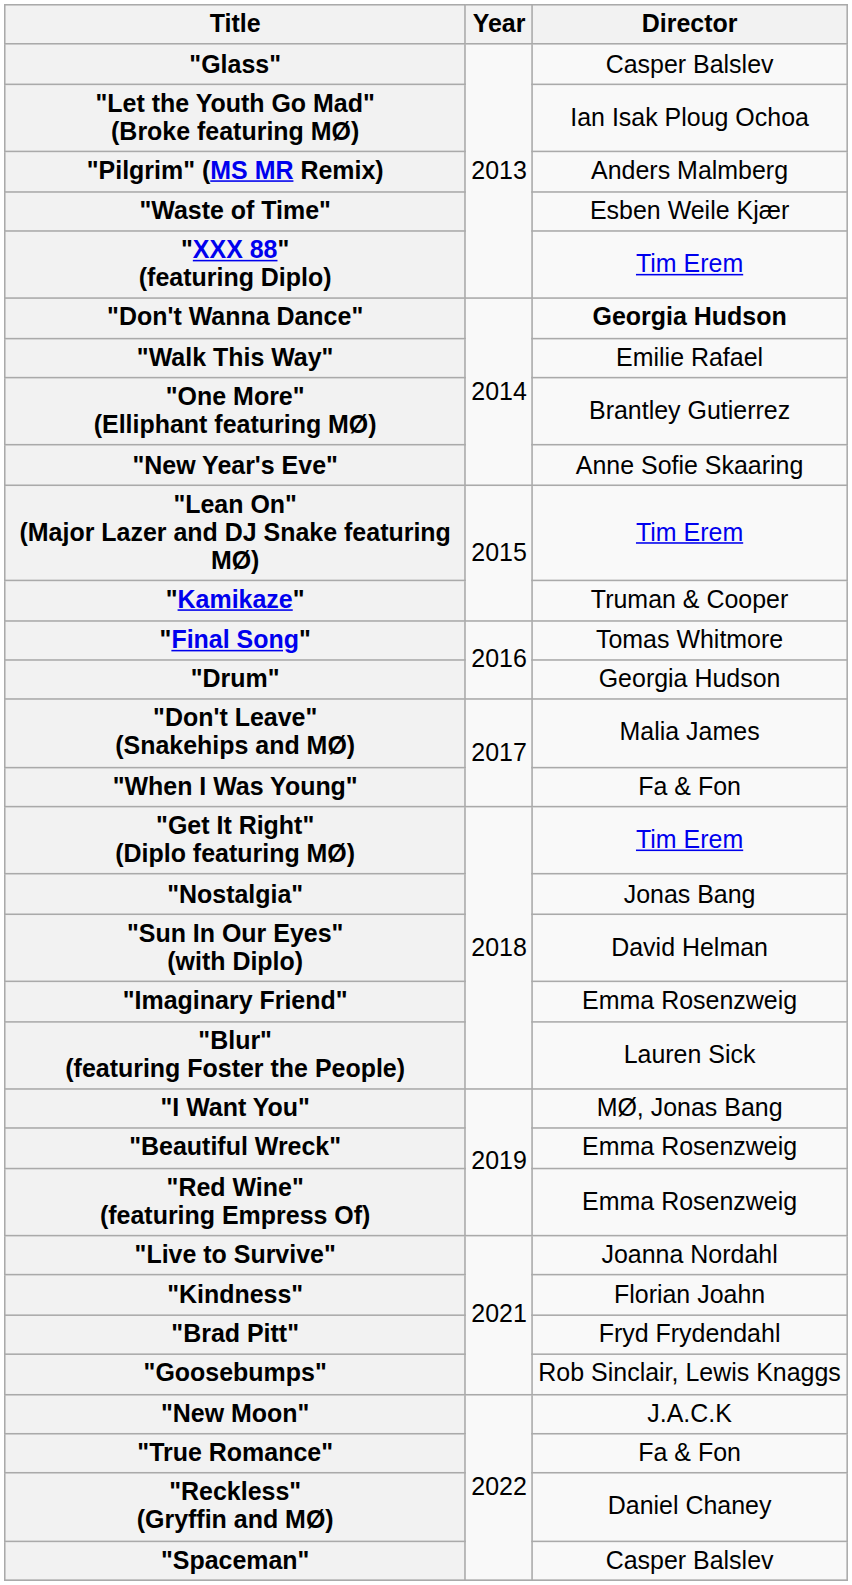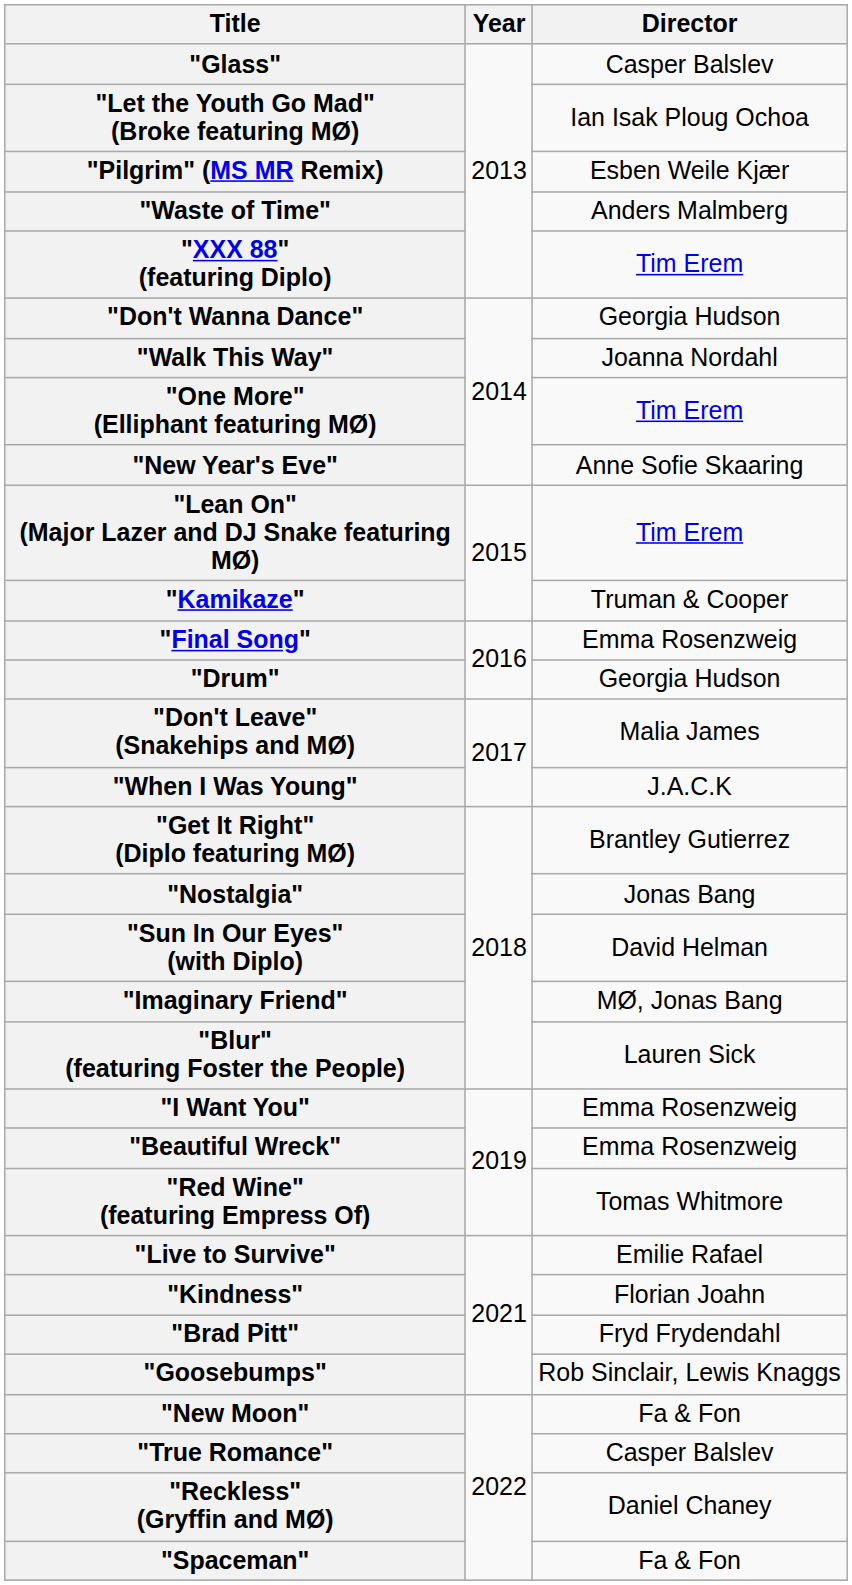(690, 171) Anders Malmberg -> (690, 171) Esben Weile Kjær
(690, 210) Esben Weile Kjær -> (690, 210) Anders Malmberg
(690, 317) bold -> (690, 317) normal
(690, 357) Emilie Rafael -> (690, 357) Joanna Nordahl
(690, 411) Brantley Gutierrez -> (690, 411) Tim Erem
(690, 639) Tomas Whitmore -> (690, 639) Emma Rosenzweig
(690, 786) Fa & Fon -> (690, 786) J.A.C.K
(690, 840) Tim Erem -> (690, 840) Brantley Gutierrez
(690, 1001) Emma Rosenzweig -> (690, 1001) MØ, Jonas Bang
(690, 1108) MØ, Jonas Bang -> (690, 1108) Emma Rosenzweig
(690, 1201) Emma Rosenzweig -> (690, 1201) Tomas Whitmore
(690, 1255) Joanna Nordahl -> (690, 1255) Emilie Rafael
(690, 1413) J.A.C.K -> (690, 1413) Fa & Fon
(690, 1453) Fa & Fon -> (690, 1453) Casper Balslev
(690, 1560) Casper Balslev -> (690, 1560) Fa & Fon
